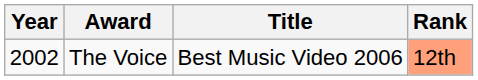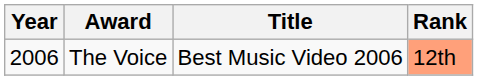(34, 57) 2002 -> (34, 57) 2006
